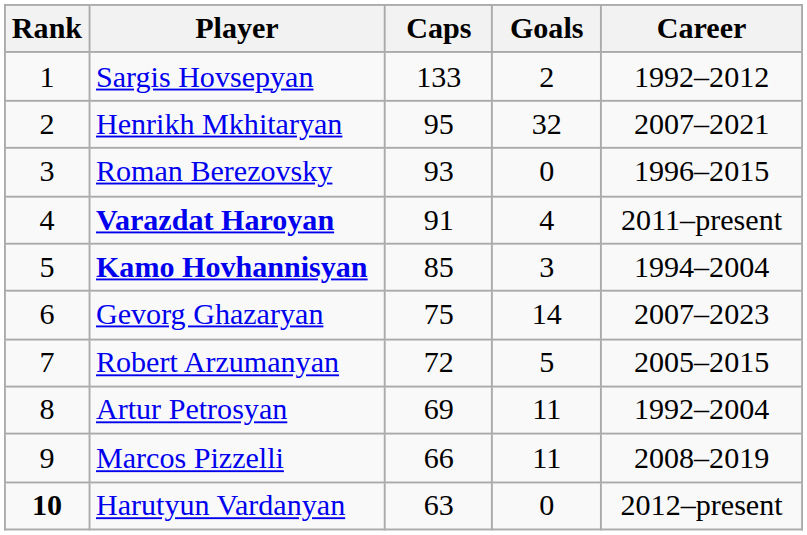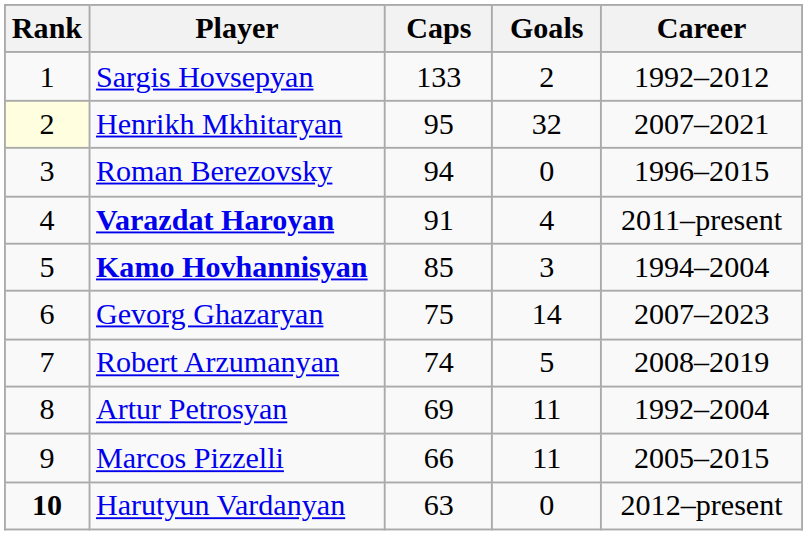(47, 123) no background -> (47, 123) lightyellow background
(439, 171) 93 -> (439, 171) 94
(439, 362) 72 -> (439, 362) 74
(702, 362) 2005–2015 -> (702, 362) 2008–2019
(702, 457) 2008–2019 -> (702, 457) 2005–2015
